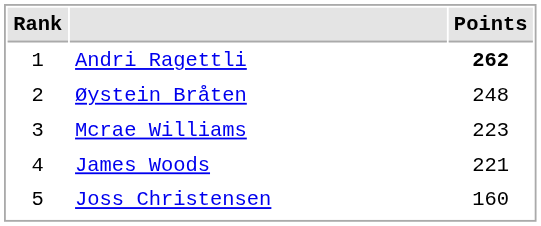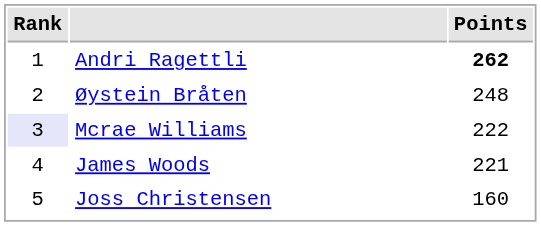(38, 130) no background -> (38, 130) lavender background
(491, 130) 223 -> (491, 130) 222
